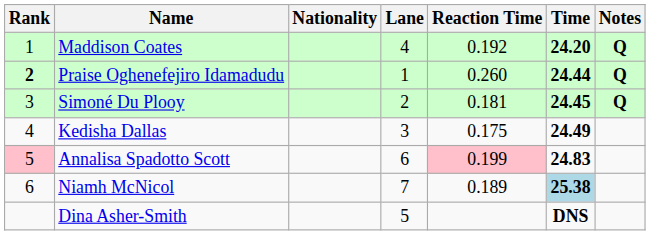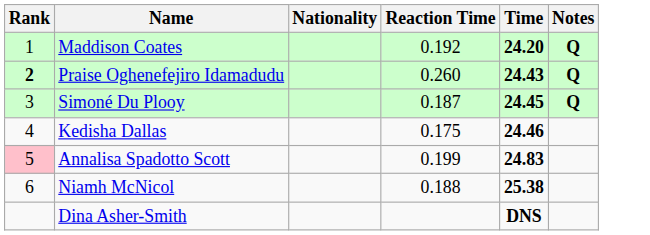- column: (405, 18)
(571, 74) 24.44 -> (524, 74) 24.43
(487, 103) 0.181 -> (441, 103) 0.187
(571, 131) 24.49 -> (524, 131) 24.46
(487, 159) pink background -> (441, 159) no background
(487, 187) 0.189 -> (441, 187) 0.188
(571, 187) lightblue background -> (524, 187) no background
